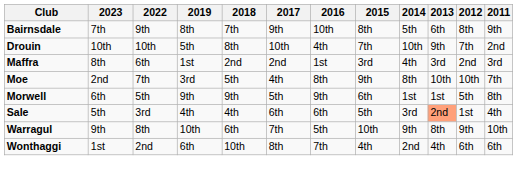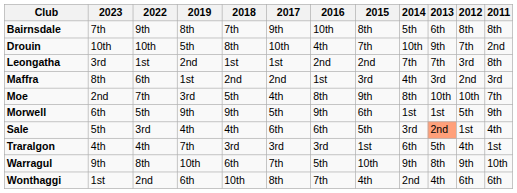(495, 29) 9th -> (495, 29) 8th
+ row: (33, 63)
(495, 96) 8th -> (495, 113) 9th
+ row: (31, 146)
